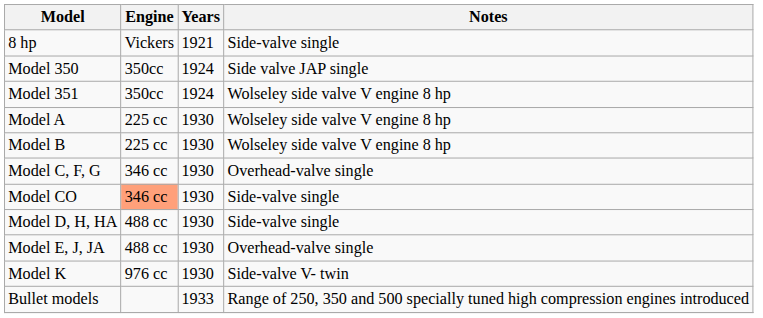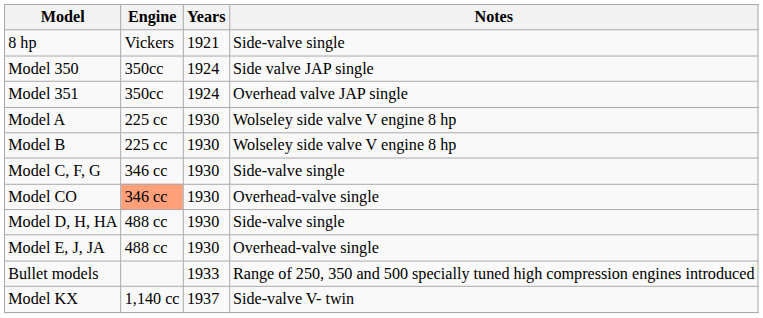(339, 94) Wolseley side valve V engine 8 hp -> (320, 94) Overhead valve JAP single
(300, 171) Overhead-valve single -> (289, 171) Side-valve single
(283, 196) Side-valve single -> (306, 196) Overhead-valve single
- row: (37, 273)
+ row: (43, 299)
